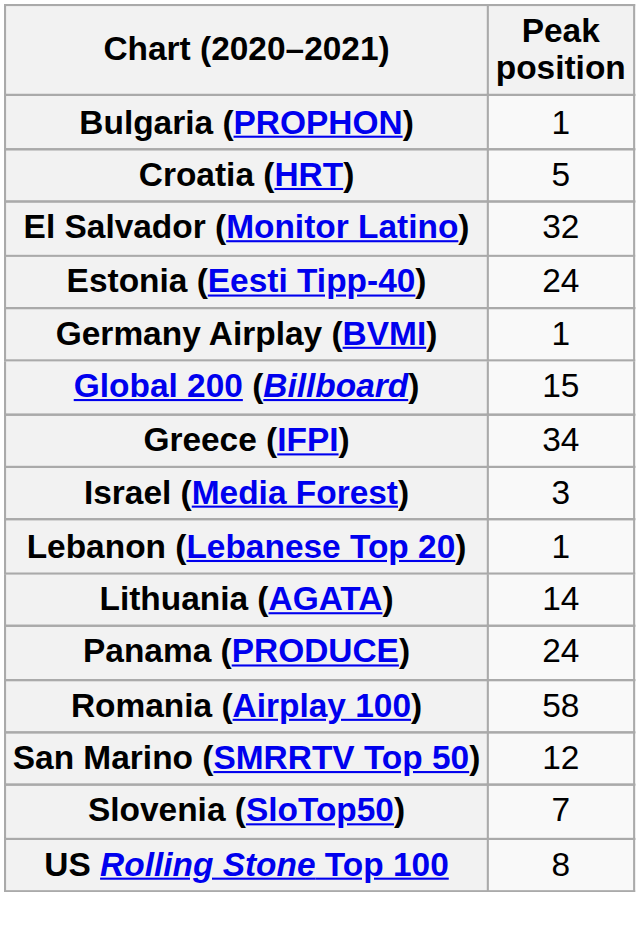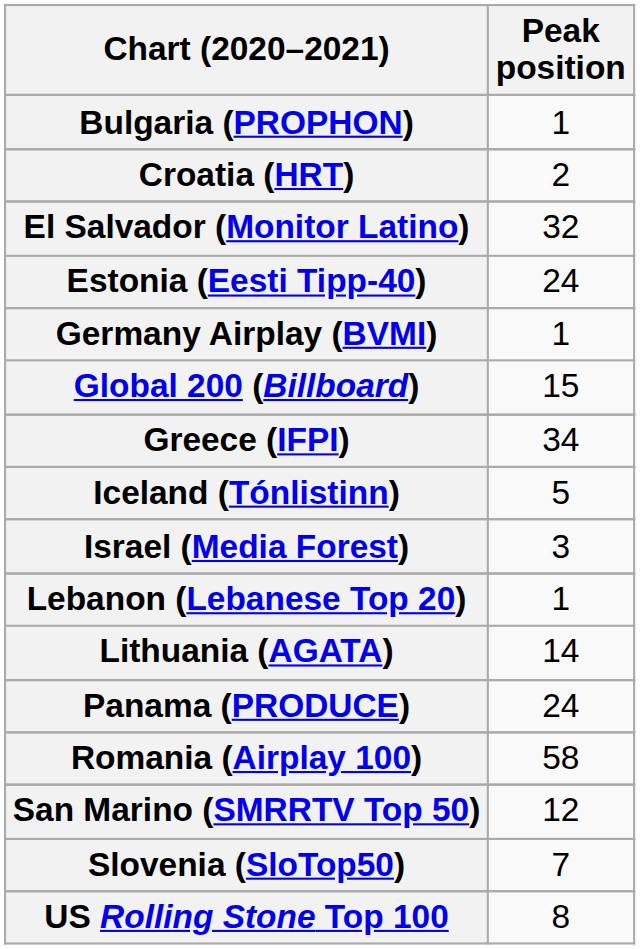(561, 174) 5 -> (561, 174) 2
+ row: (247, 492)
